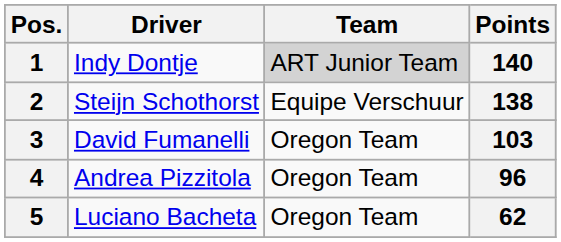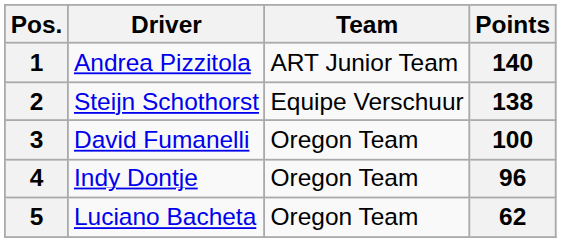(136, 62) Indy Dontje -> (162, 62) Andrea Pizzitola
(364, 62) lightgrey background -> (364, 62) no background
(513, 140) 103 -> (513, 140) 100
(162, 178) Andrea Pizzitola -> (136, 178) Indy Dontje
